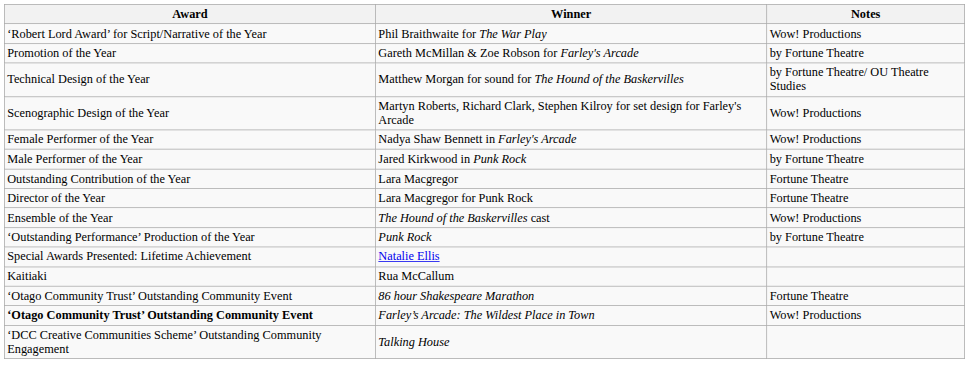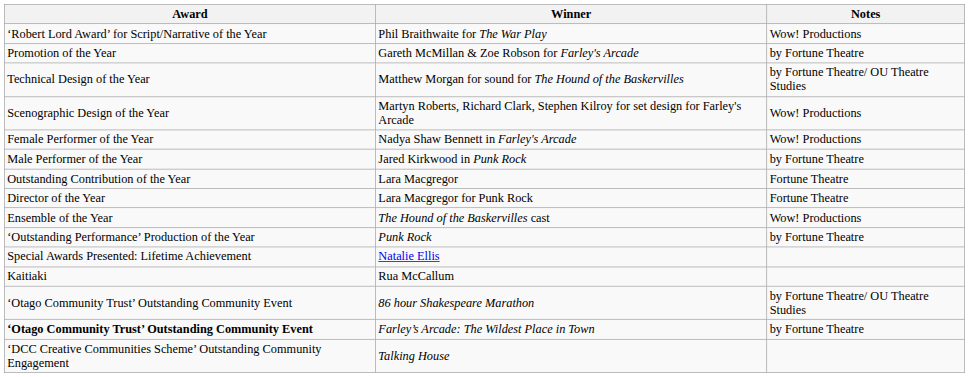(809, 295) Fortune Theatre -> (849, 302) by Fortune Theatre/ OU Theatre Studies
(816, 315) Wow! Productions -> (817, 329) by Fortune Theatre
